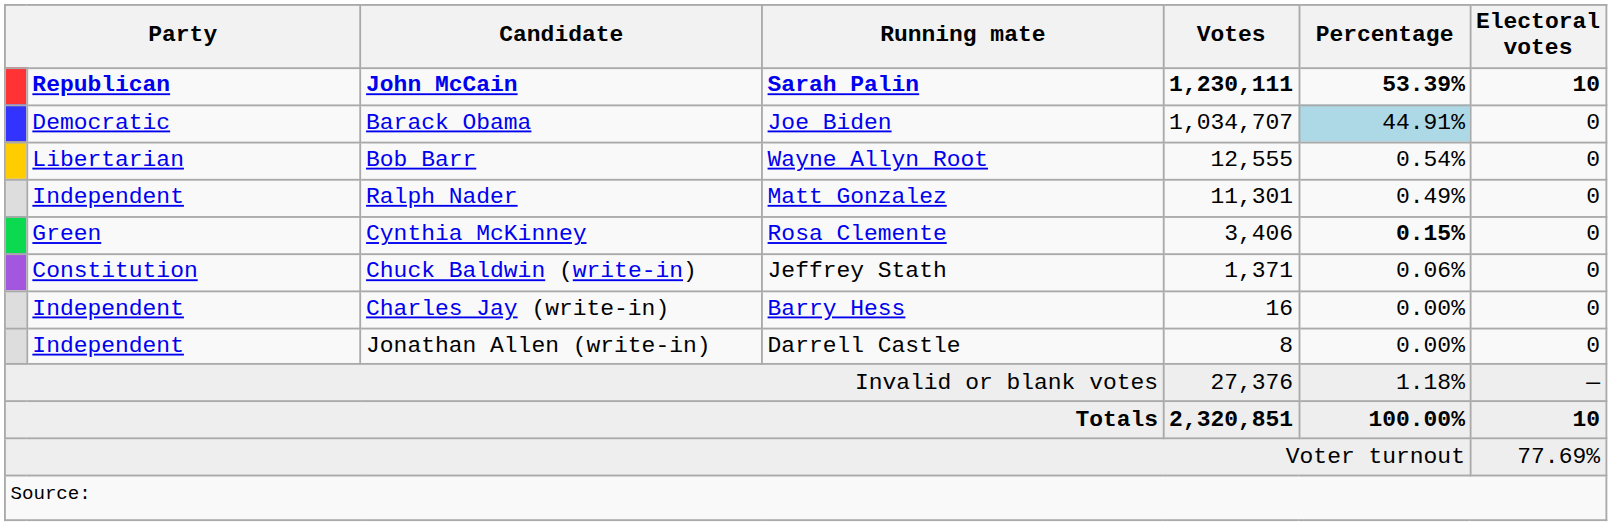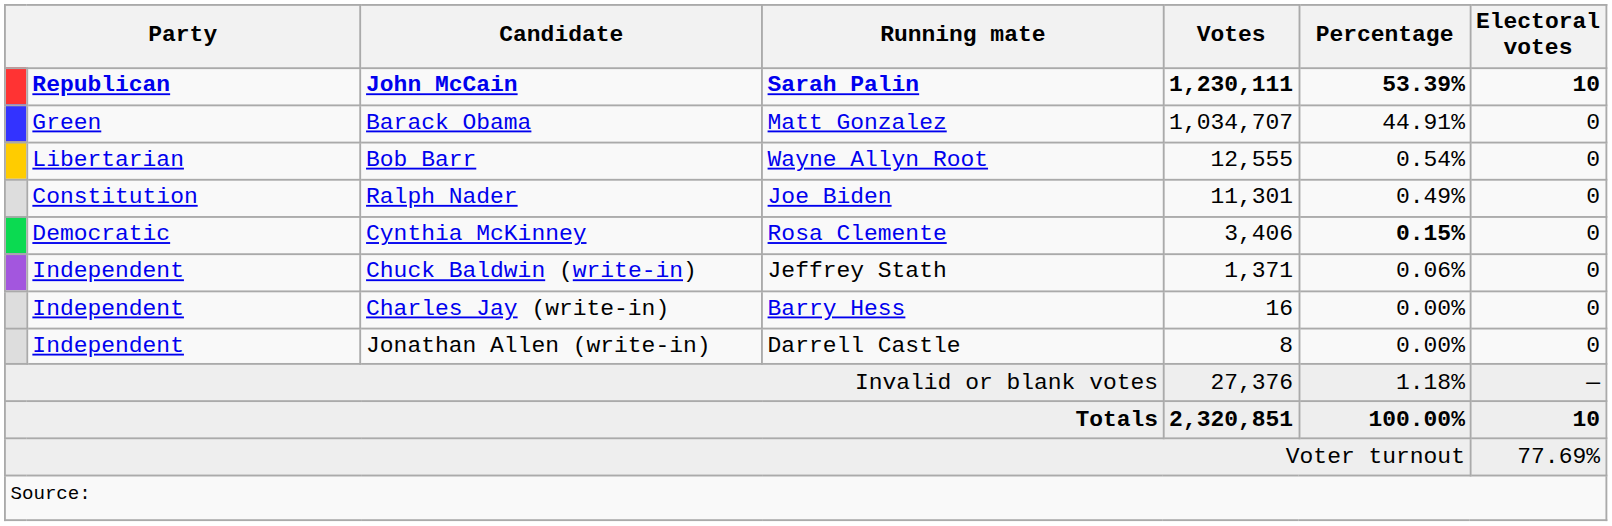(101, 124) Democratic -> (67, 124) Green
(830, 124) Joe Biden -> (857, 124) Matt Gonzalez
(1424, 124) lightblue background -> (1424, 124) no background
(108, 198) Independent -> (115, 198) Constitution
(857, 198) Matt Gonzalez -> (830, 198) Joe Biden
(67, 235) Green -> (101, 235) Democratic
(115, 272) Constitution -> (108, 272) Independent
